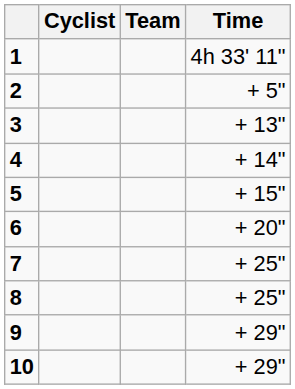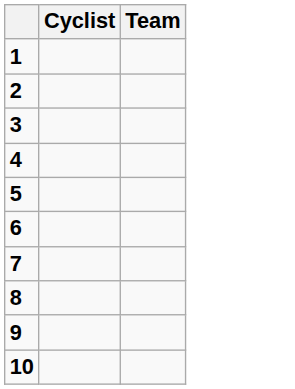- column: (238, 21)
